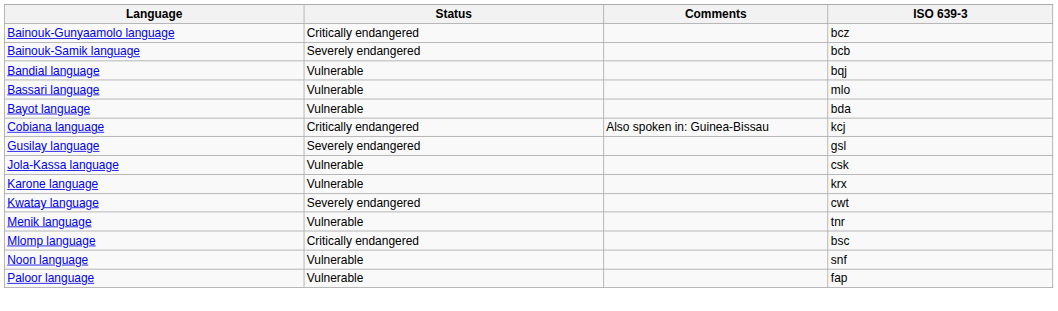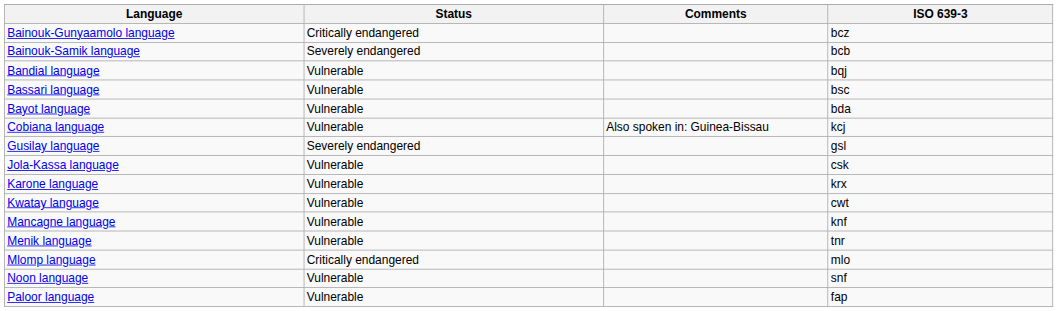(840, 89) mlo -> (840, 89) bsc
(363, 127) Critically endangered -> (335, 127) Vulnerable
(364, 203) Severely endangered -> (335, 203) Vulnerable
+ row: (61, 222)
(840, 240) bsc -> (840, 259) mlo
